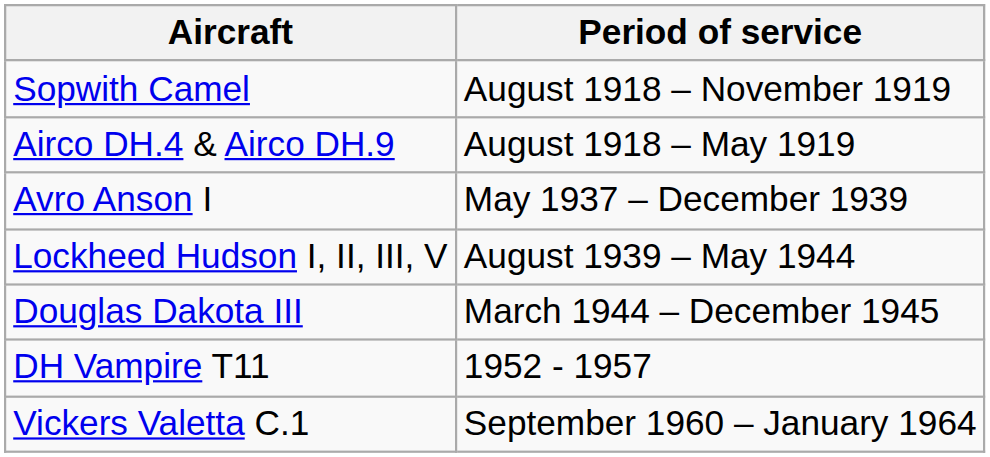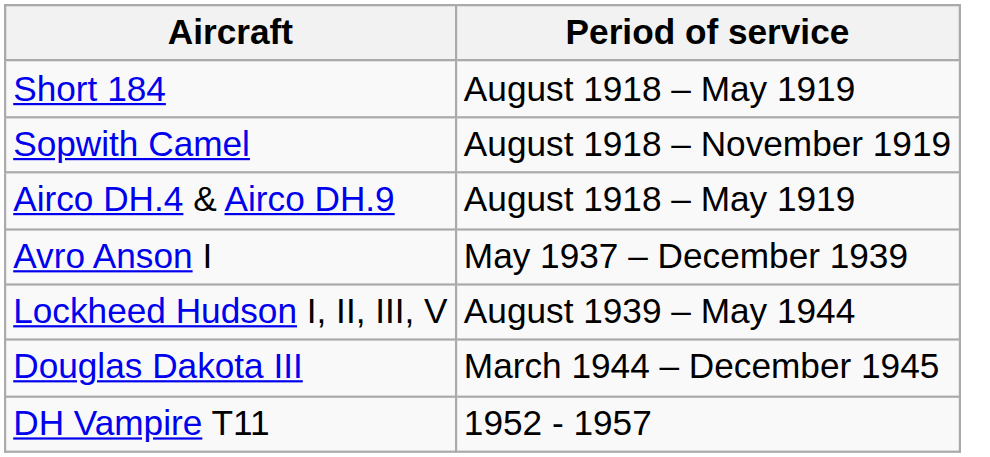+ row: (90, 88)
- row: (161, 423)
